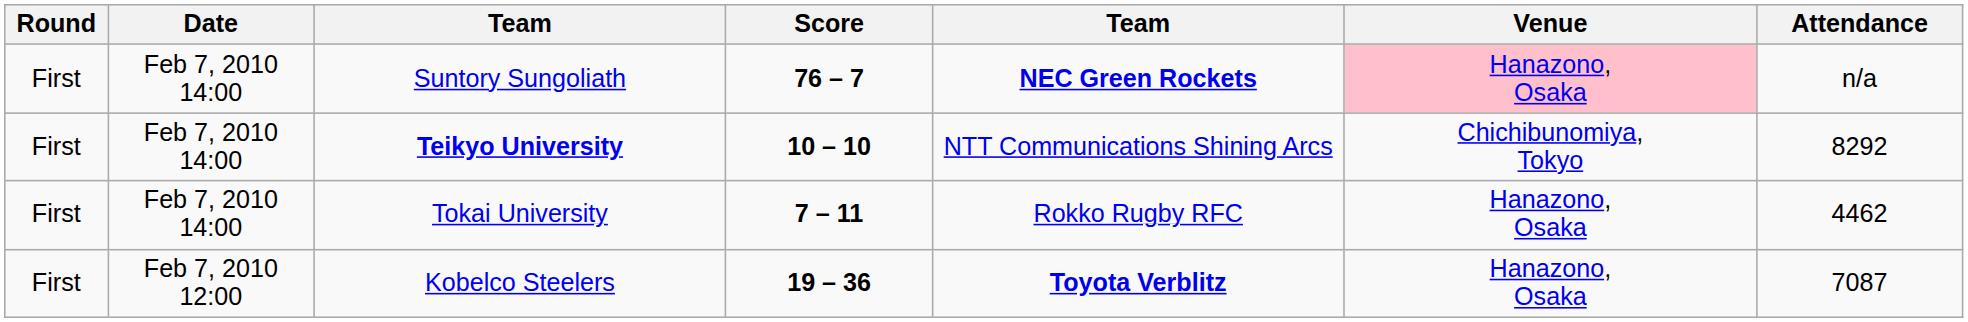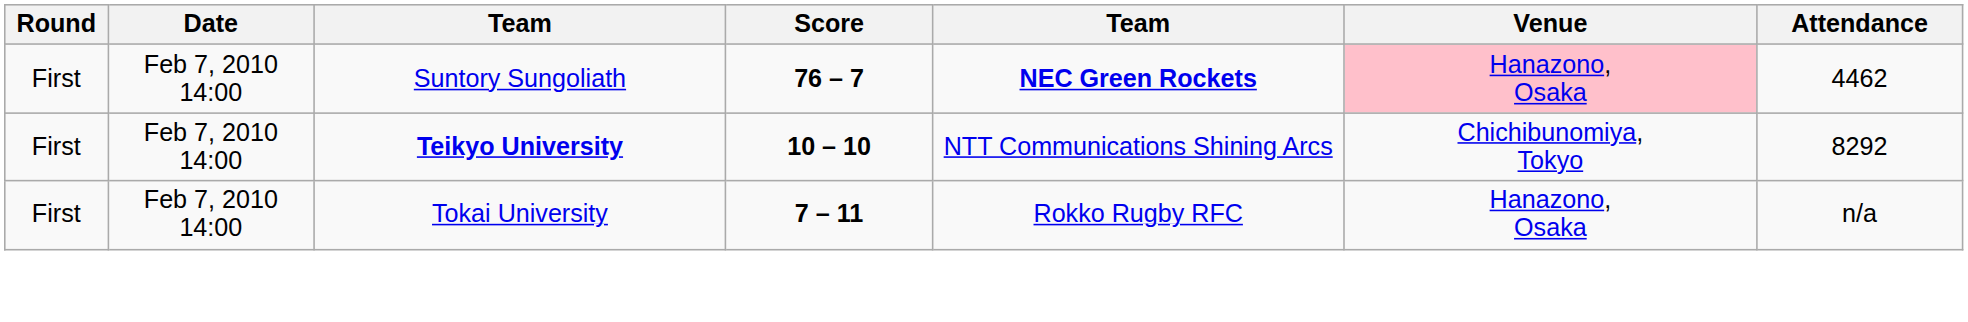(1860, 78) n/a -> (1860, 78) 4462
(1860, 214) 4462 -> (1860, 214) n/a
- row: (520, 282)
